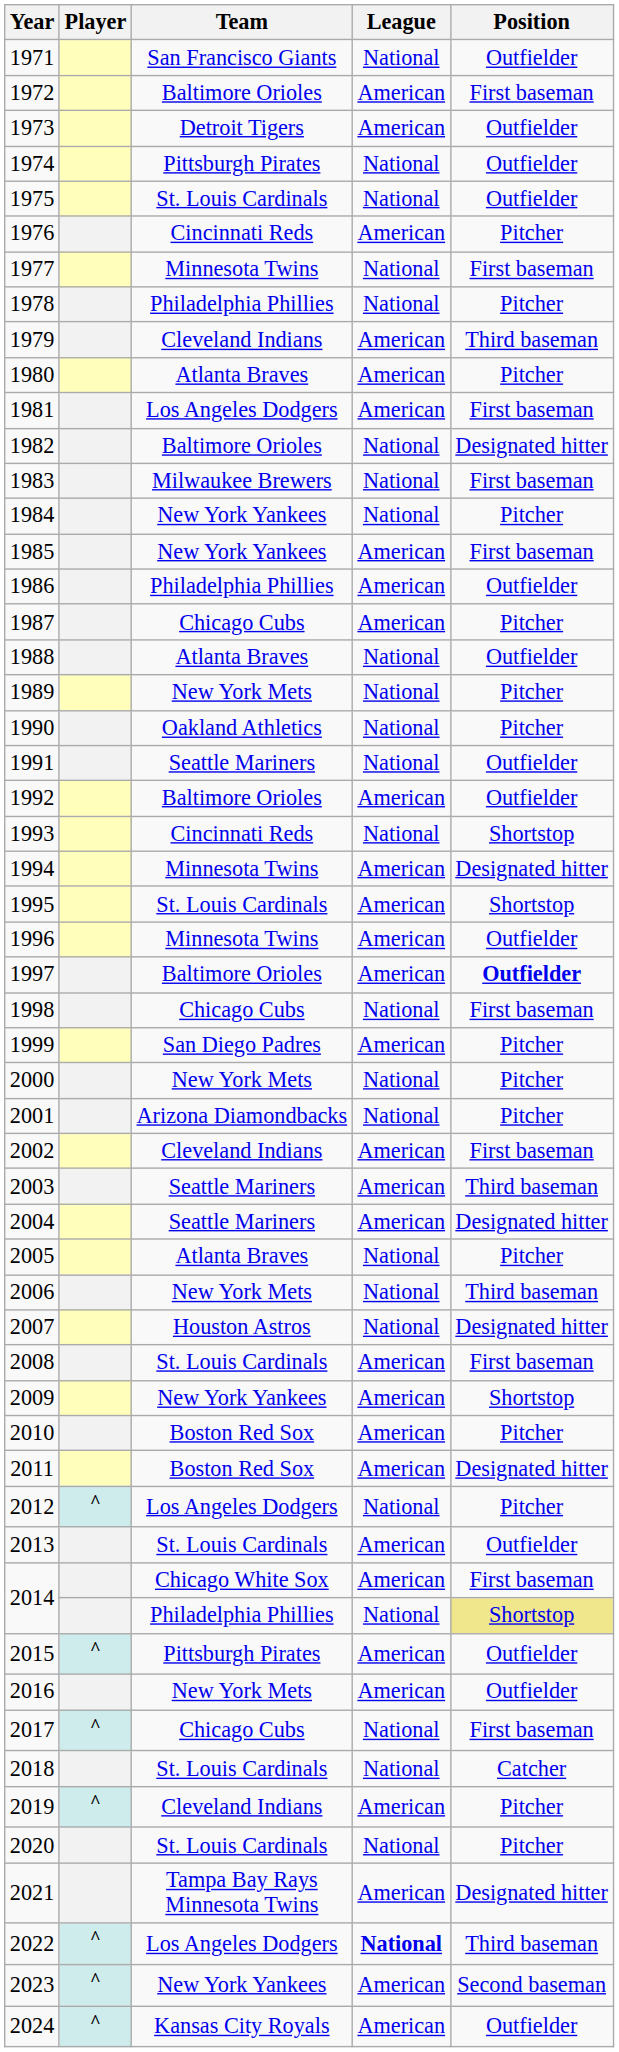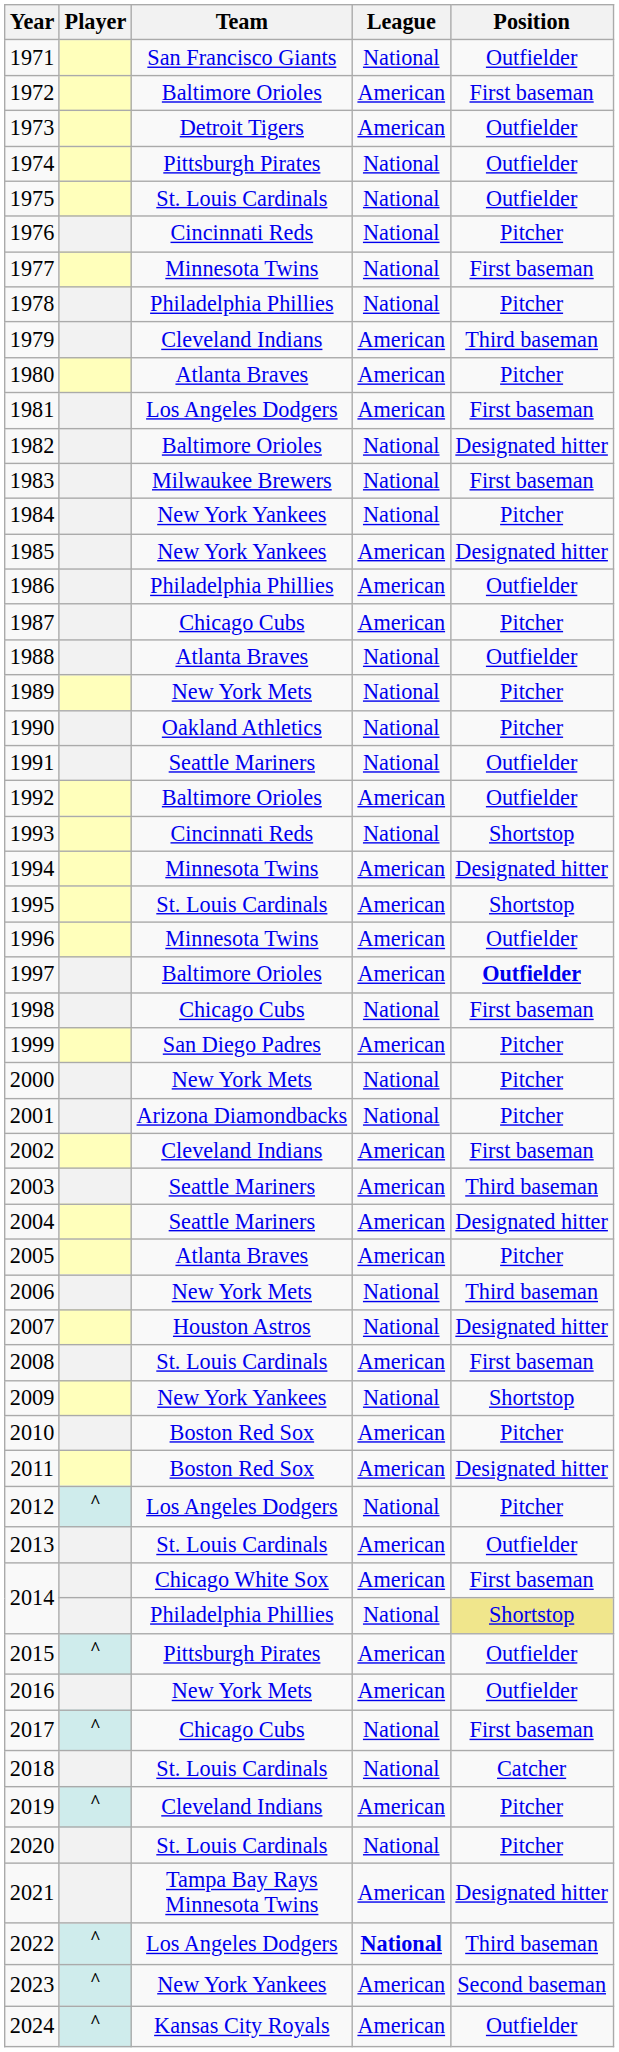(401, 233) American -> (401, 233) National
(532, 551) First baseman -> (532, 551) Designated hitter
(401, 1256) National -> (401, 1256) American
(401, 1397) American -> (401, 1397) National
